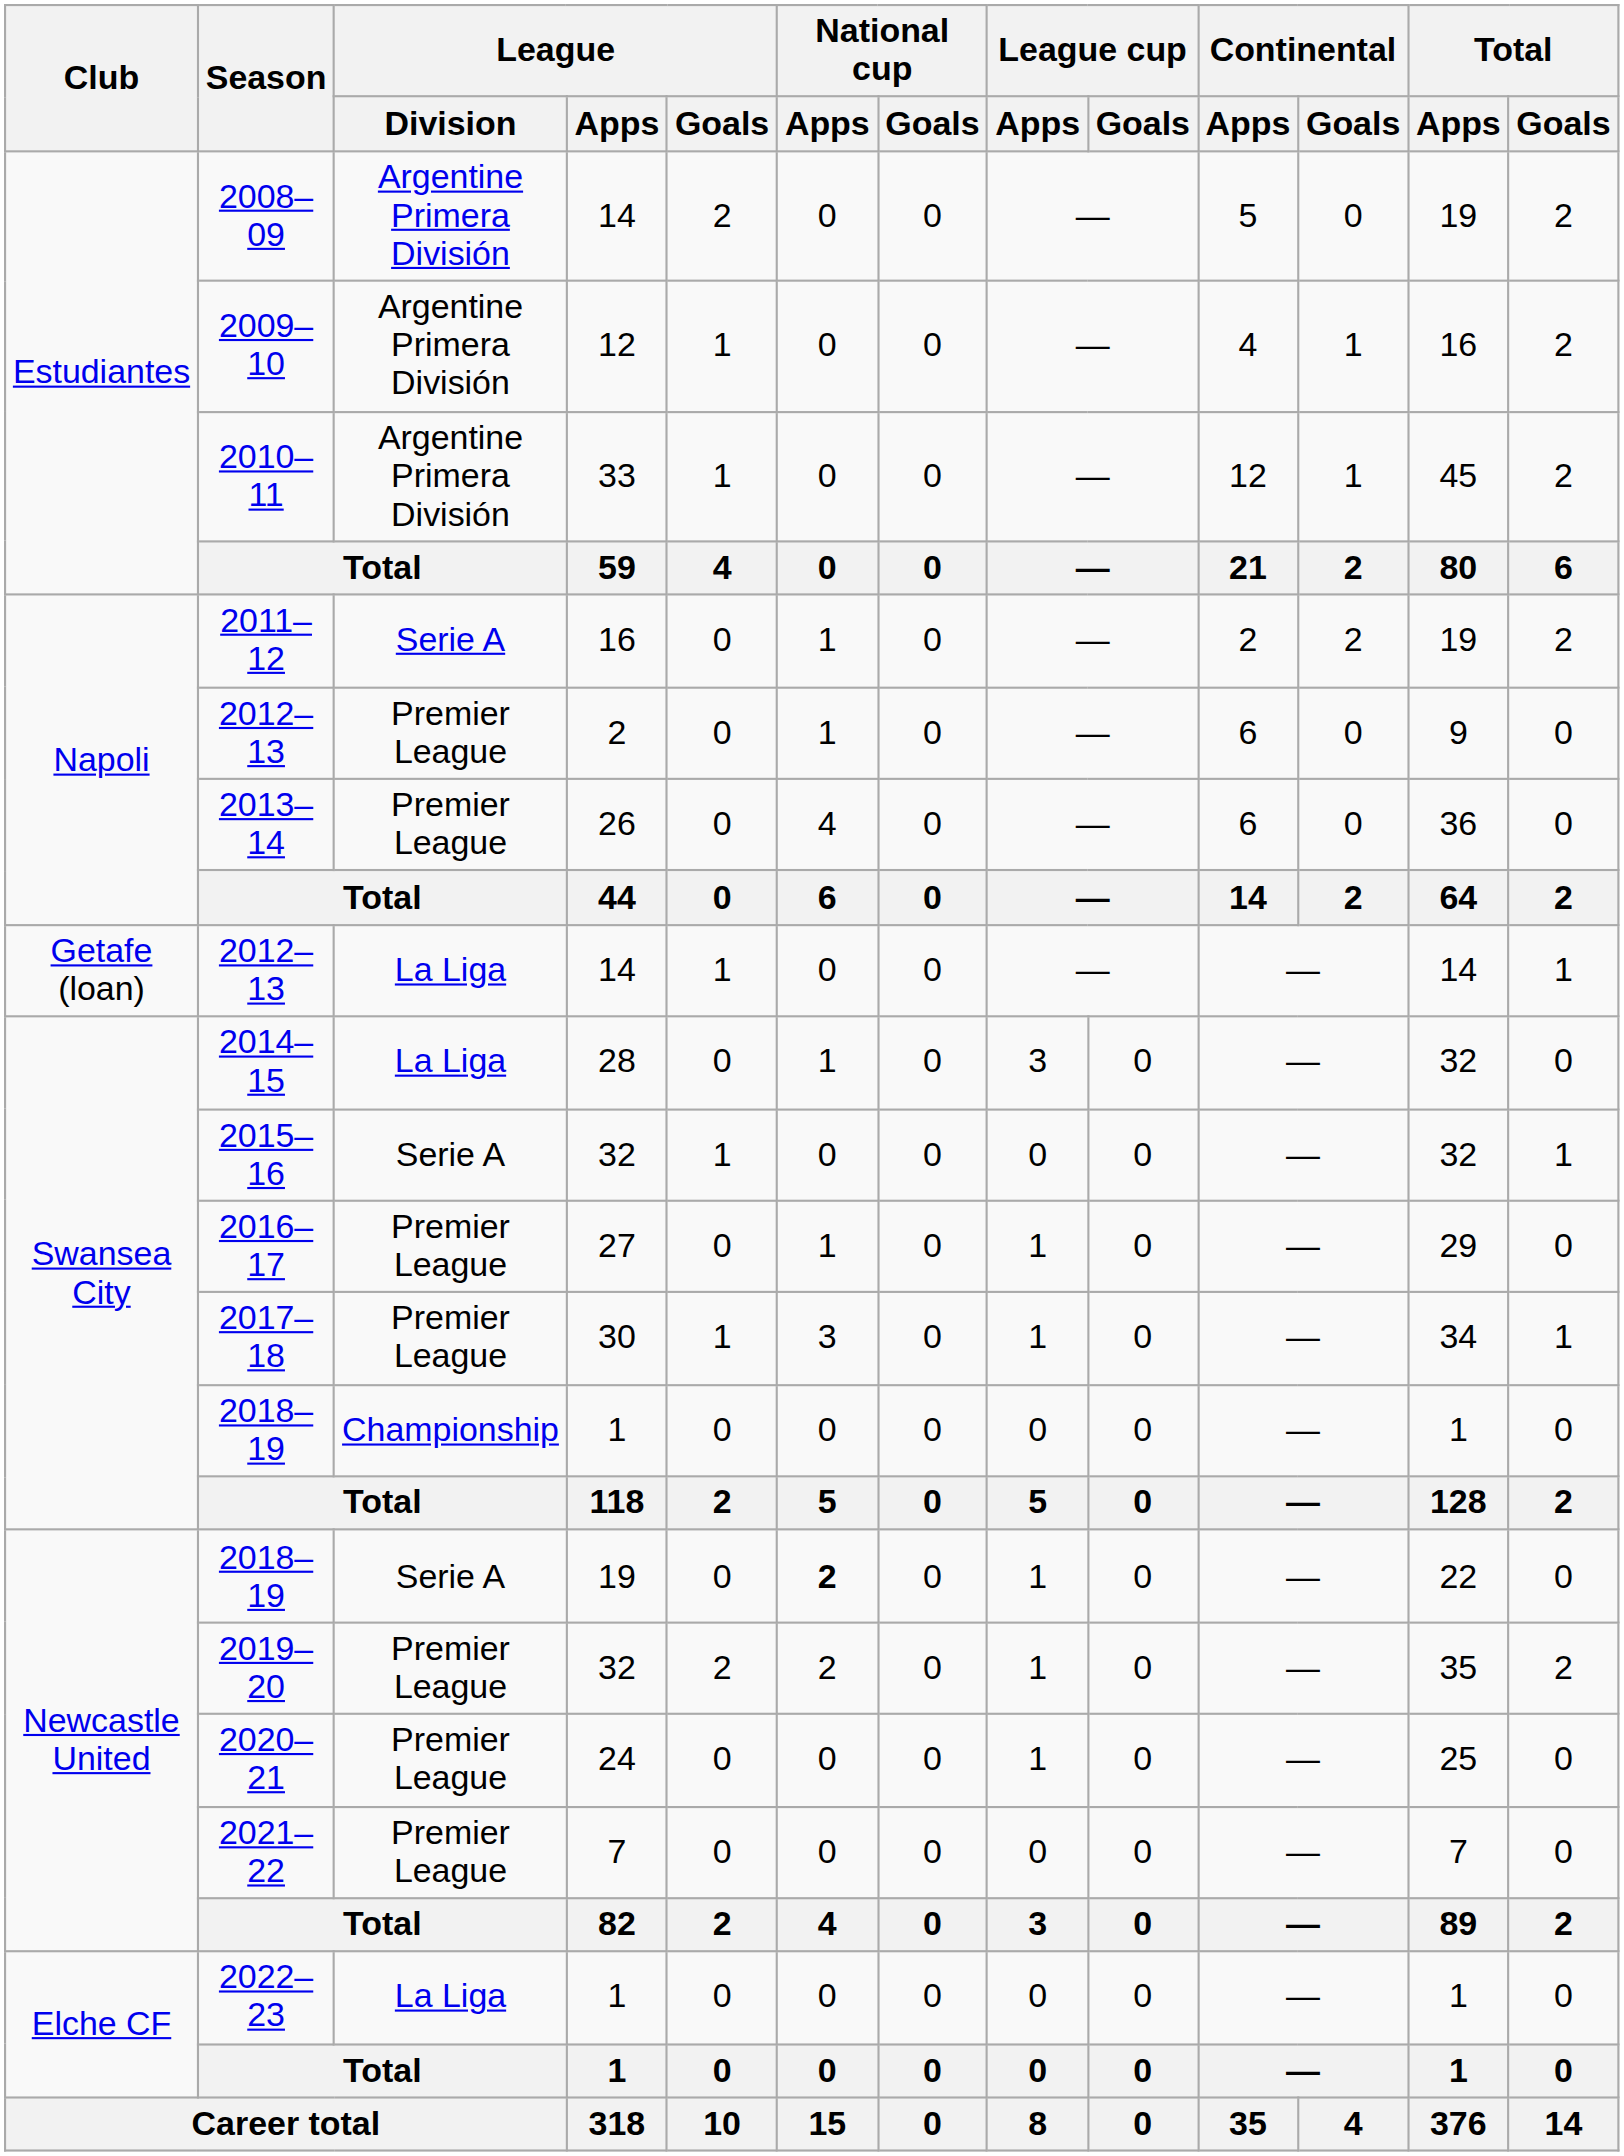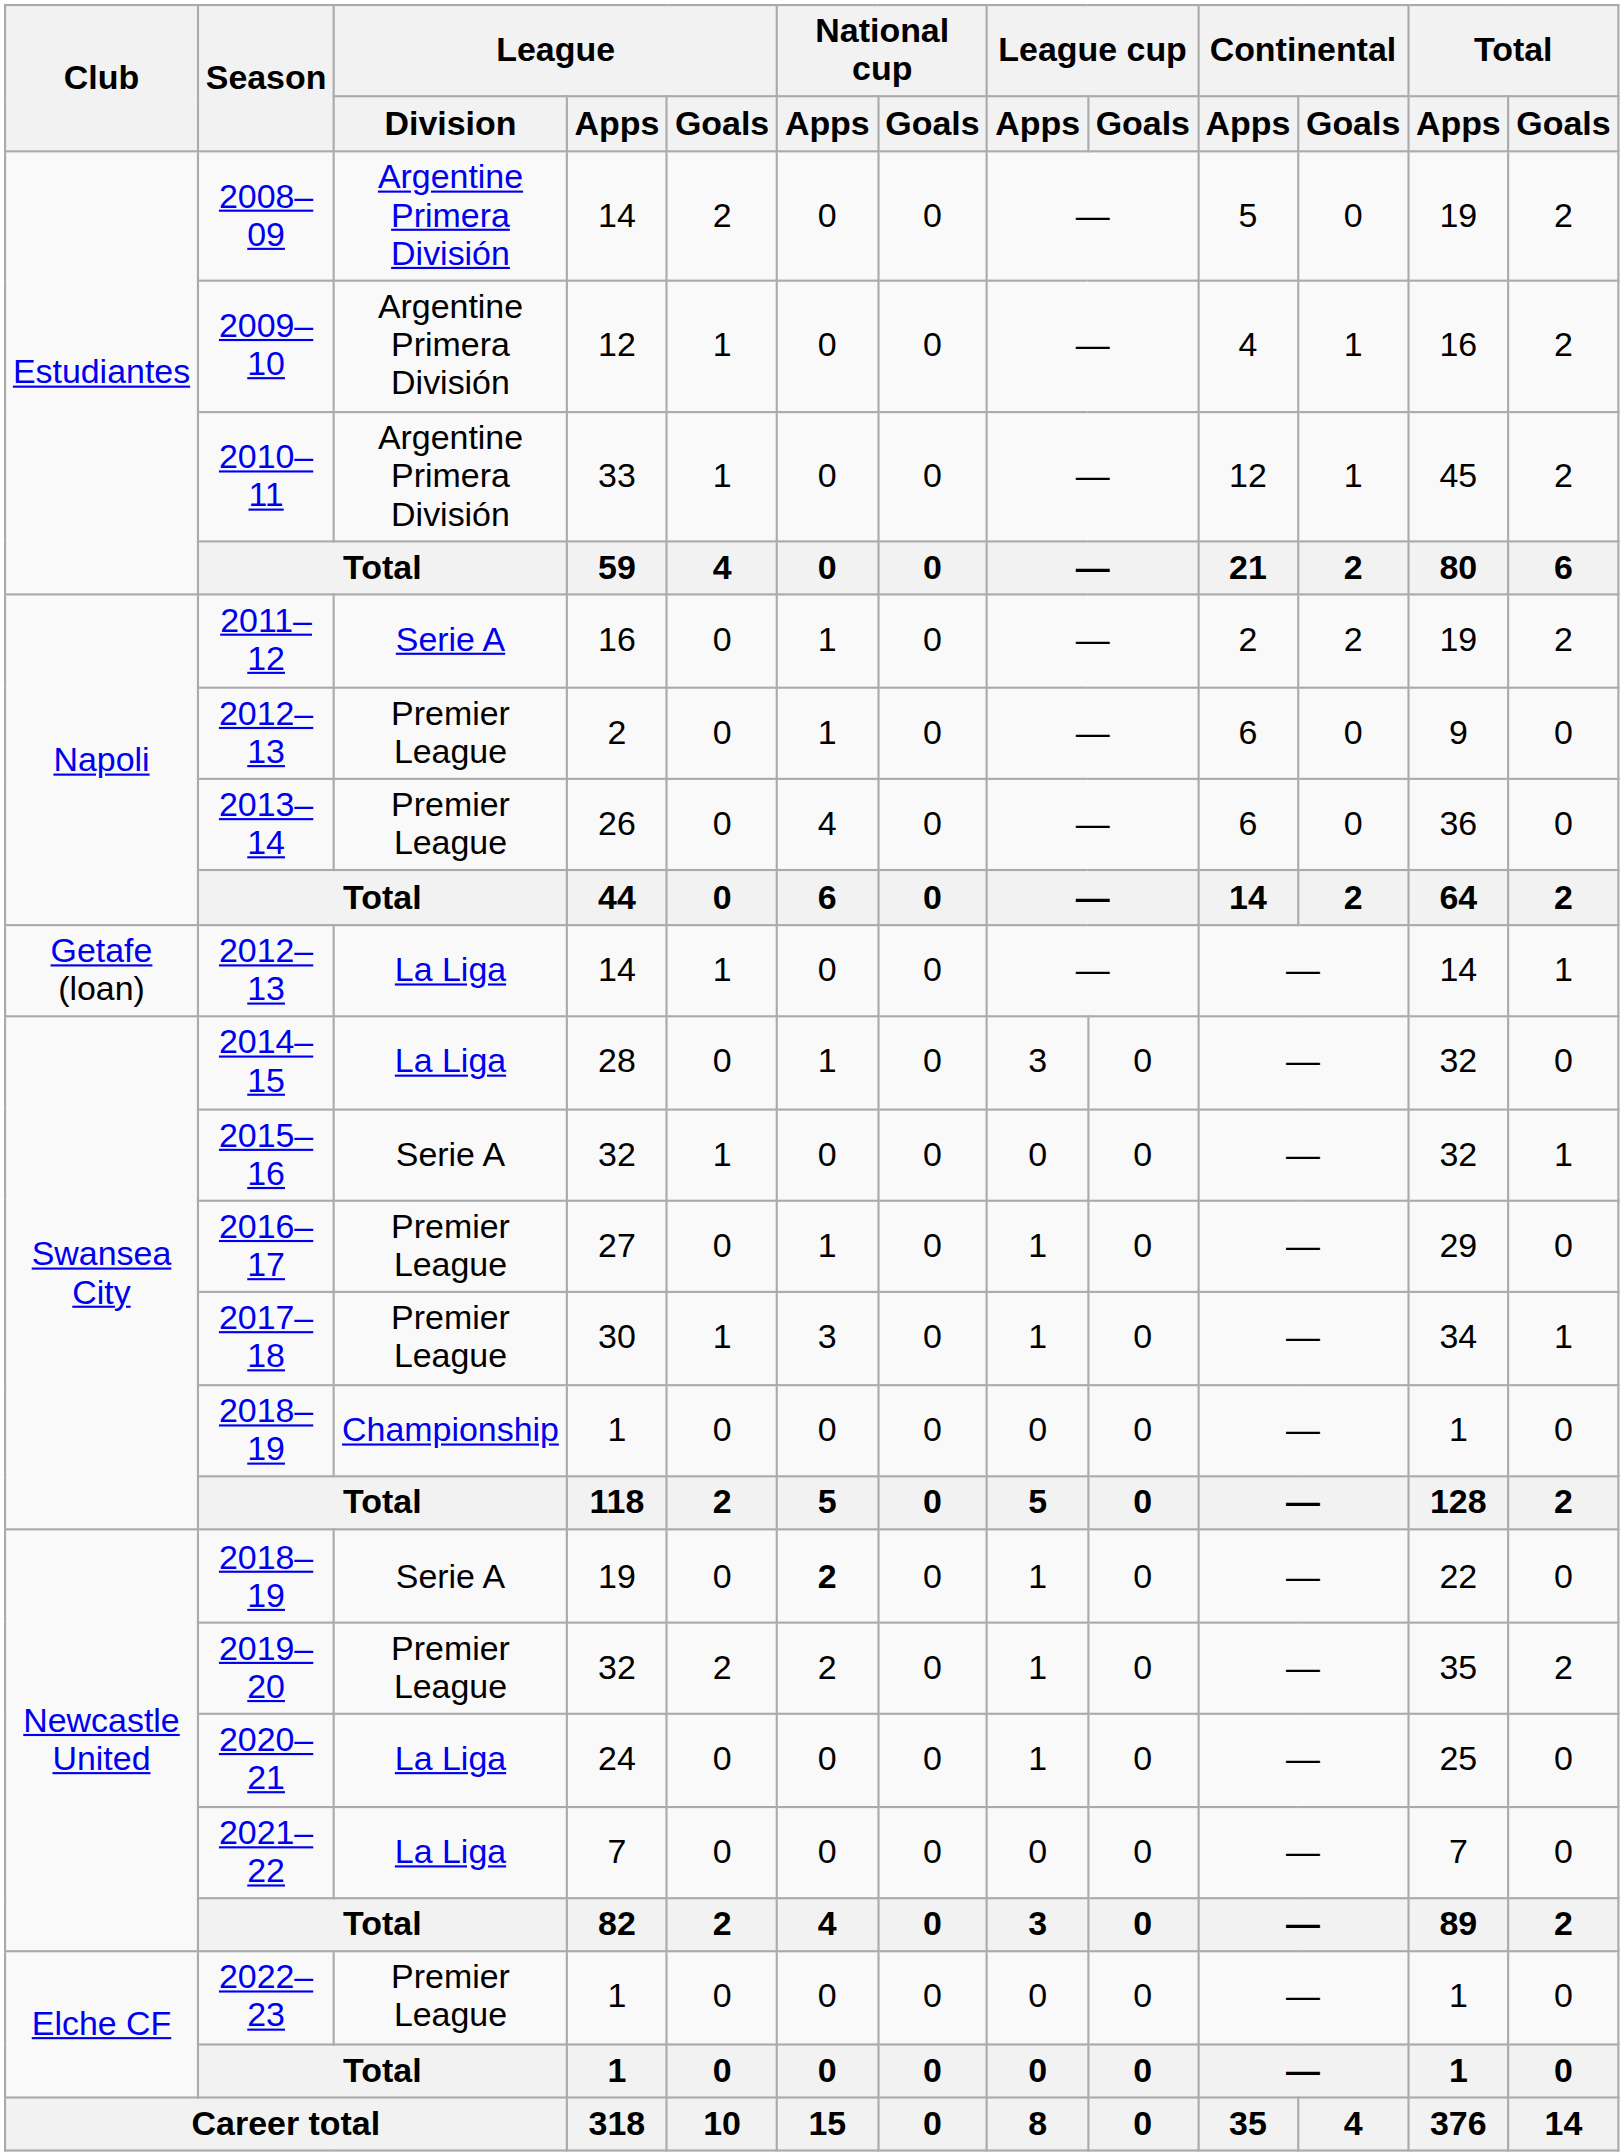(450, 1759) Premier League -> (450, 1759) La Liga
(450, 1851) Premier League -> (450, 1851) La Liga
(450, 1997) La Liga -> (450, 1997) Premier League
